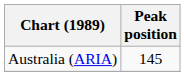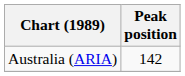(151, 58) 145 -> (151, 58) 142
